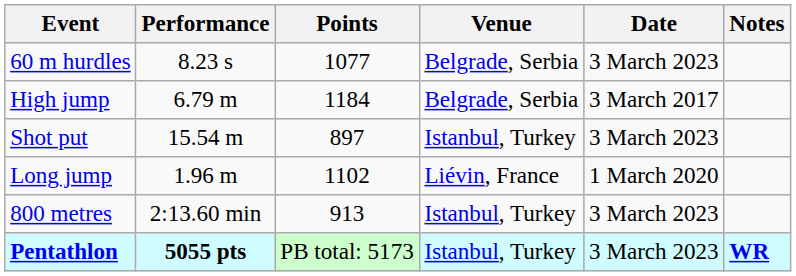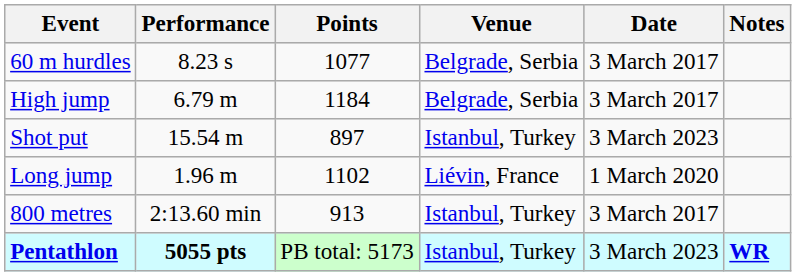(654, 61) 3 March 2023 -> (654, 61) 3 March 2017
(654, 214) 3 March 2023 -> (654, 214) 3 March 2017
